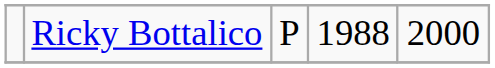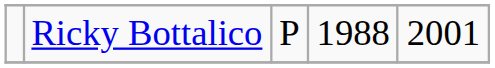(443, 33) 2000 -> (443, 33) 2001
